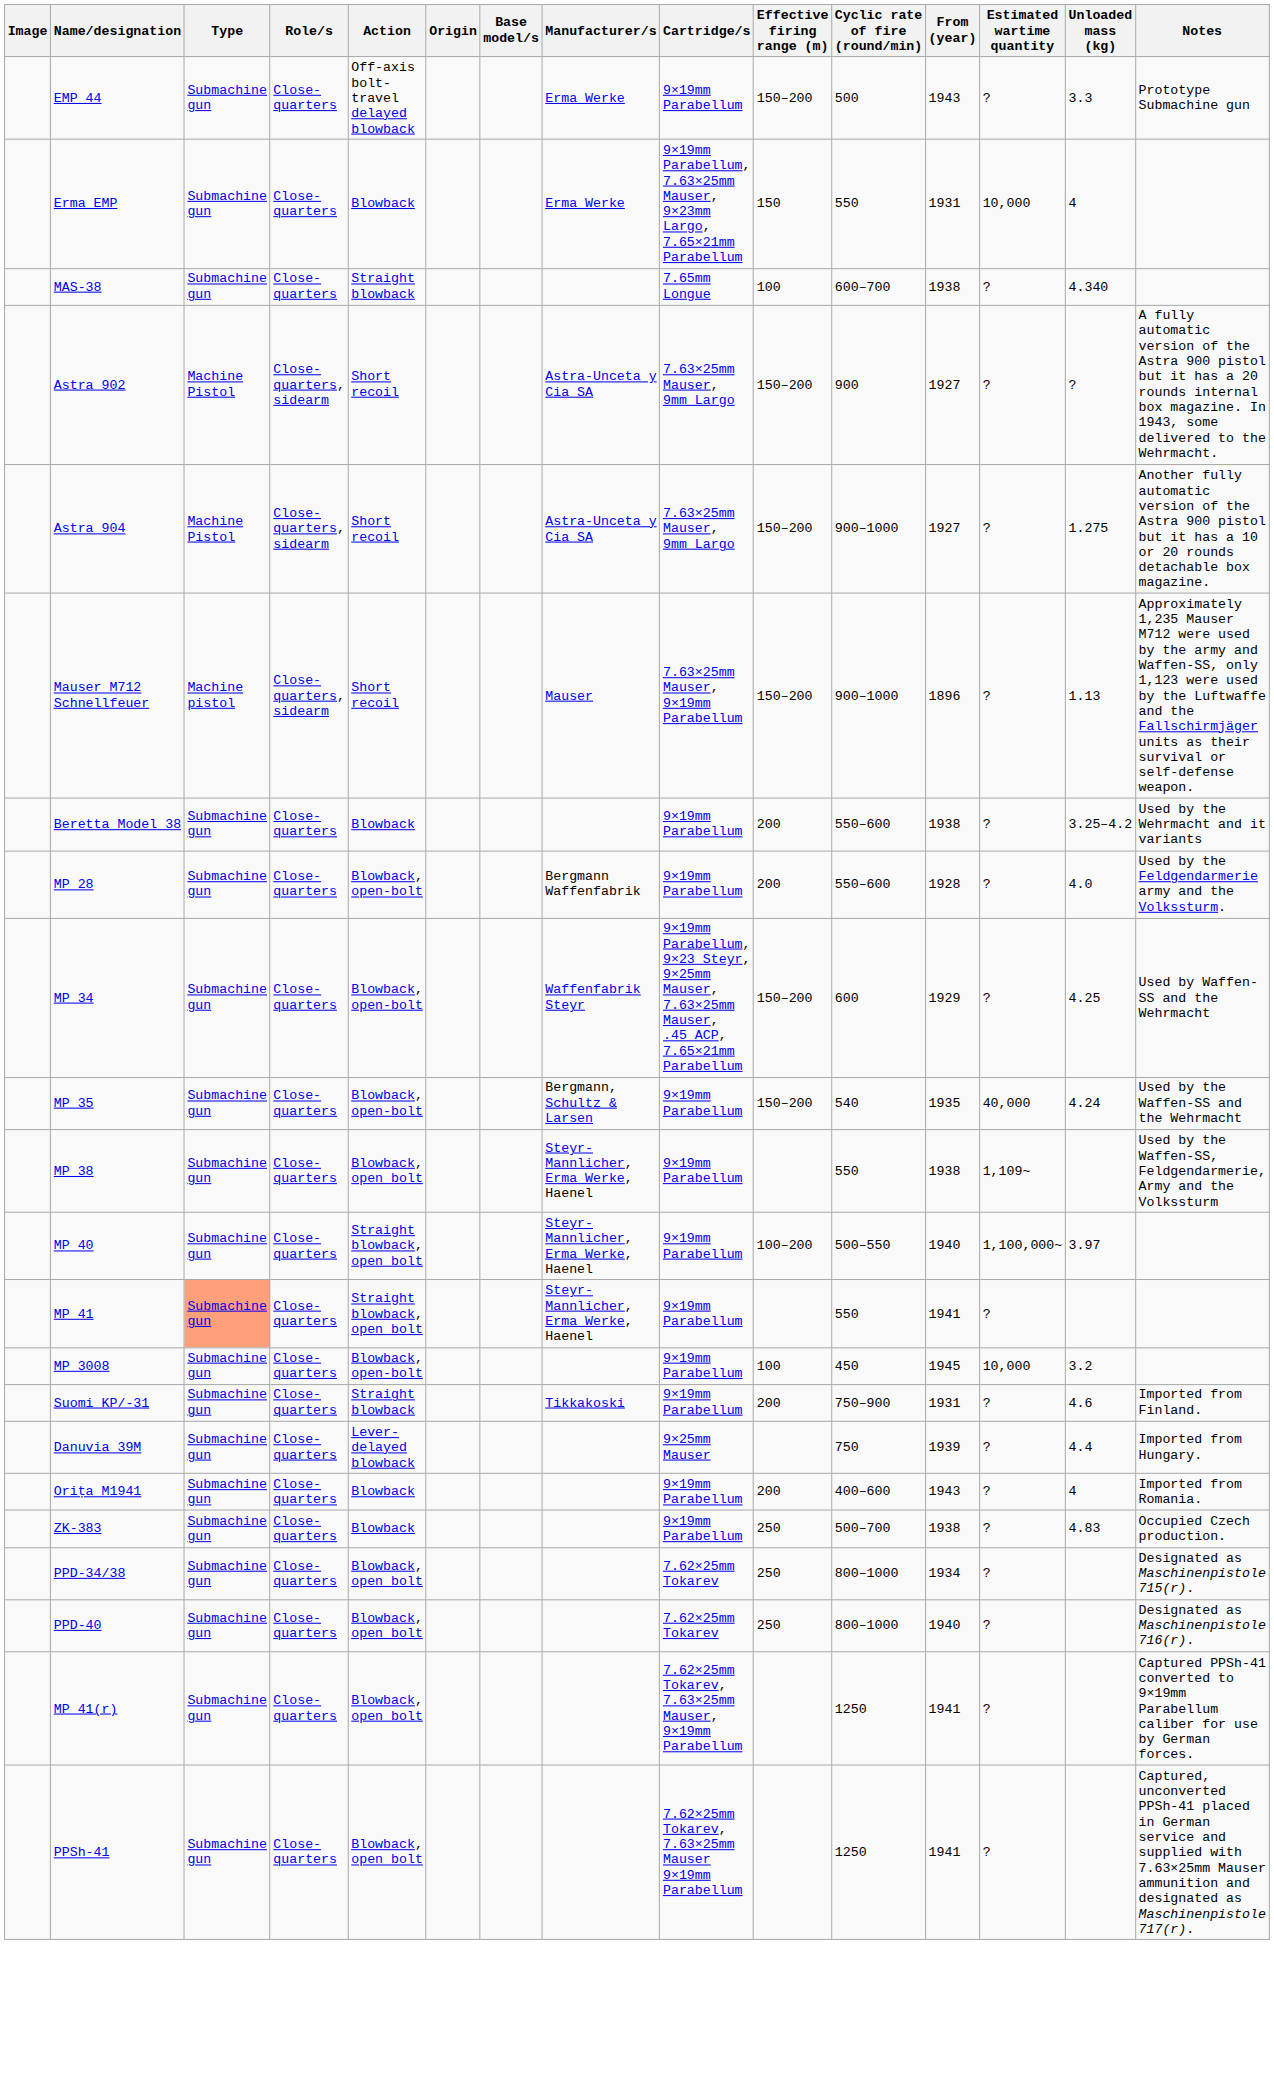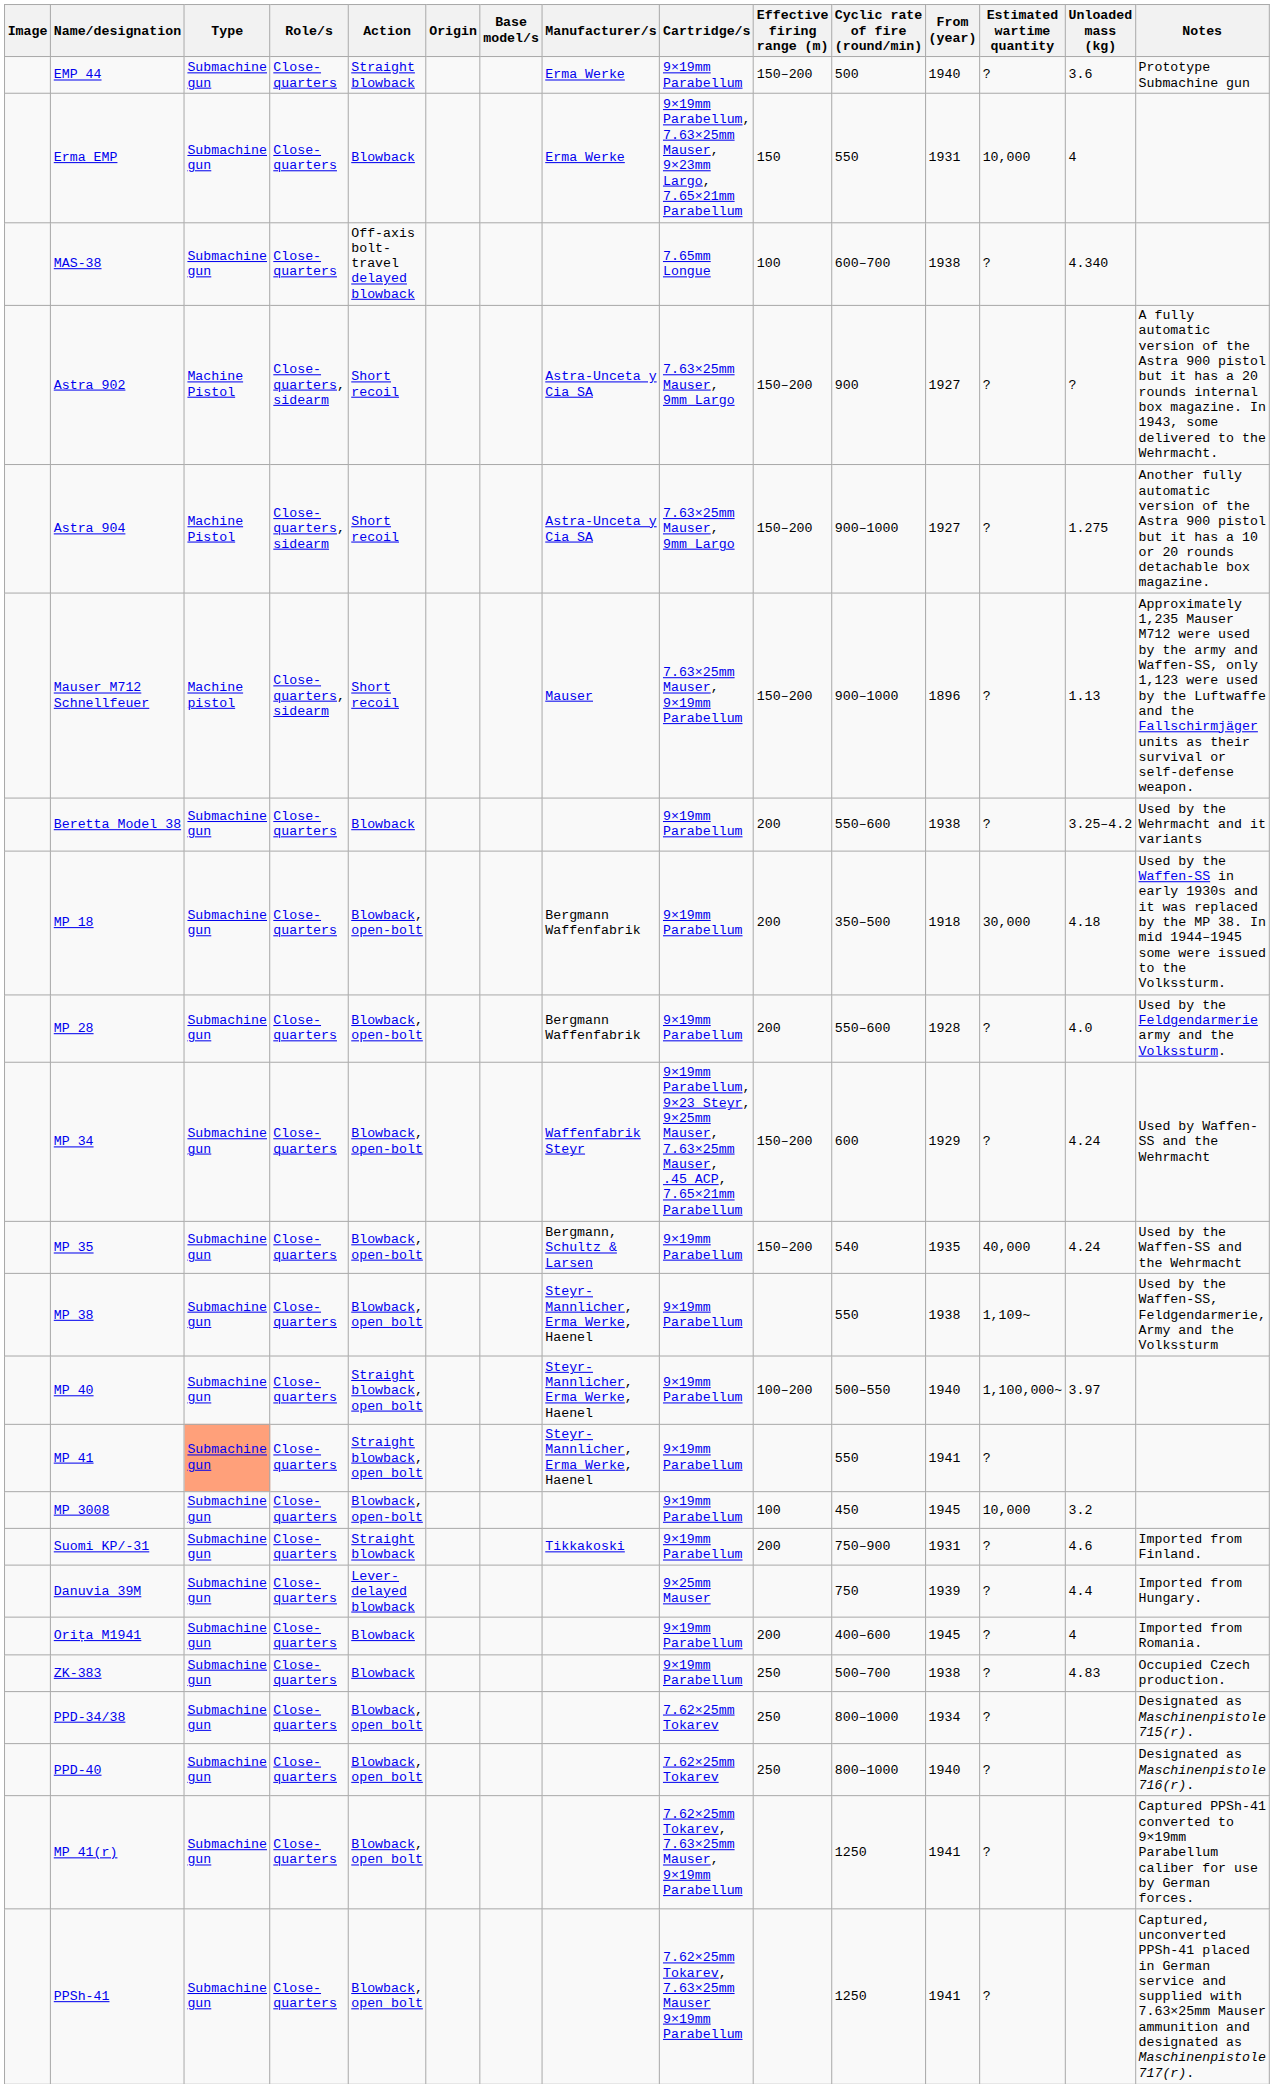(383, 98) Off-axis bolt-travel delayed blowback -> (383, 75) Straight blowback
(945, 98) 1943 -> (945, 75) 1940
(1080, 98) 3.3 -> (1080, 75) 3.6
(383, 287) Straight blowback -> (383, 264) Off-axis bolt-travel delayed blowback
+ row: (74, 923)
(1084, 998) 4.25 -> (1084, 1142) 4.24
(945, 1492) 1943 -> (945, 1636) 1945
